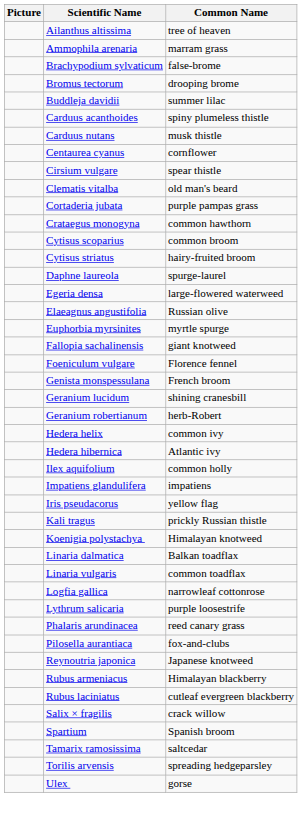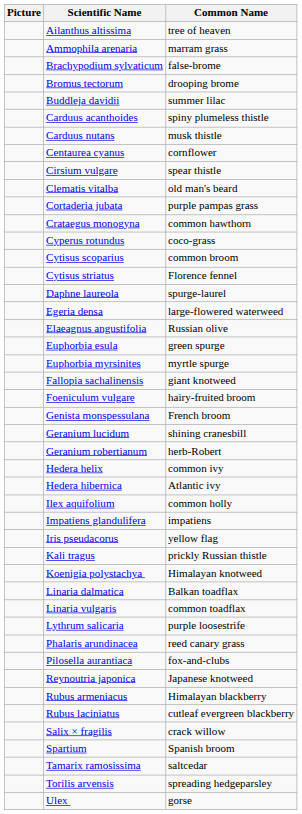+ row: (85, 240)
(212, 258) hairy-fruited broom -> (203, 275) Florence fennel
+ row: (82, 345)
(203, 363) Florence fennel -> (212, 398) hairy-fruited broom
- row: (77, 591)
